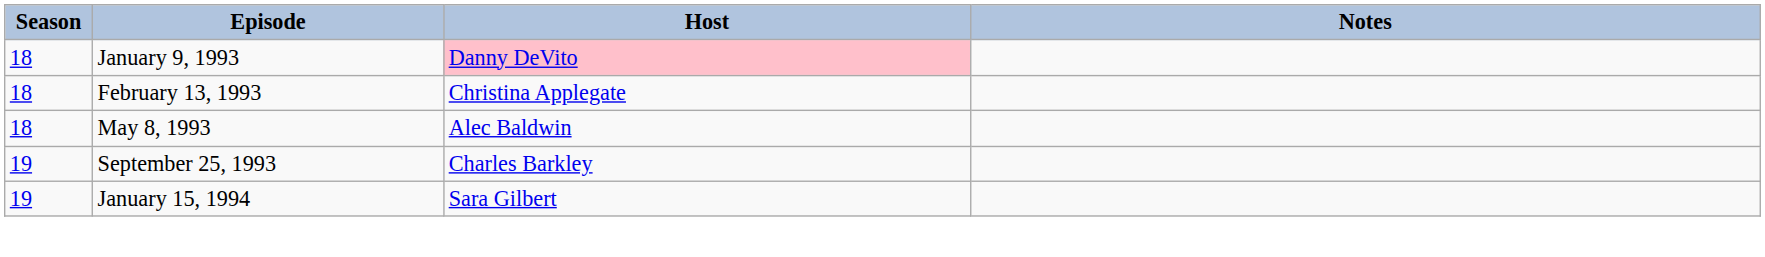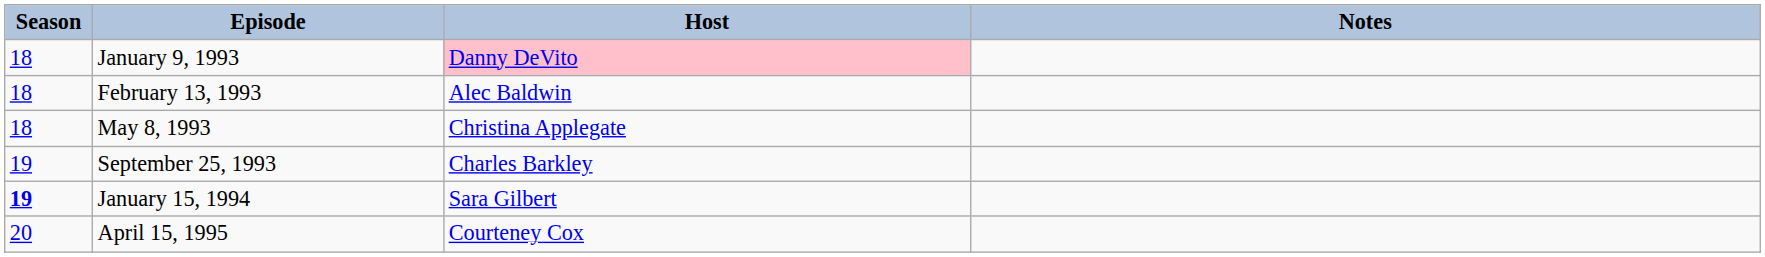(537, 92) Christina Applegate -> (510, 92) Alec Baldwin
(510, 127) Alec Baldwin -> (537, 127) Christina Applegate
(21, 198) normal -> (21, 198) bold
+ row: (163, 233)
